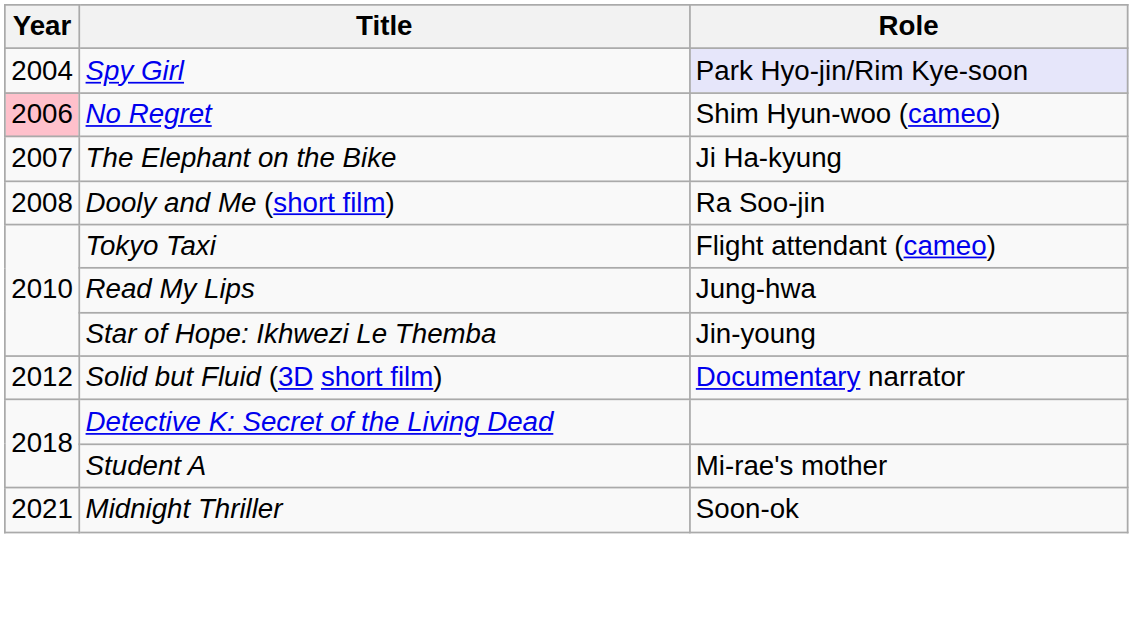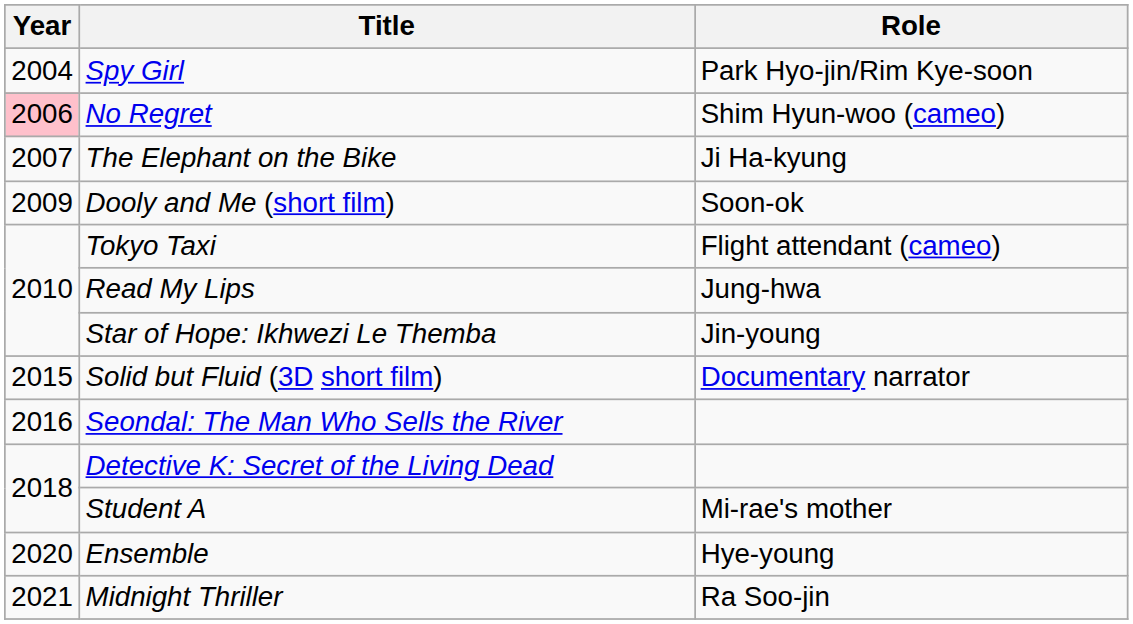(862, 70) lavender background -> (867, 70) no background
(42, 202) 2008 -> (42, 202) 2009
(760, 202) Ra Soo-jin -> (752, 202) Soon-ok
(42, 377) 2012 -> (42, 377) 2015
+ row: (324, 421)
+ row: (147, 553)
(747, 509) Soon-ok -> (765, 597) Ra Soo-jin
